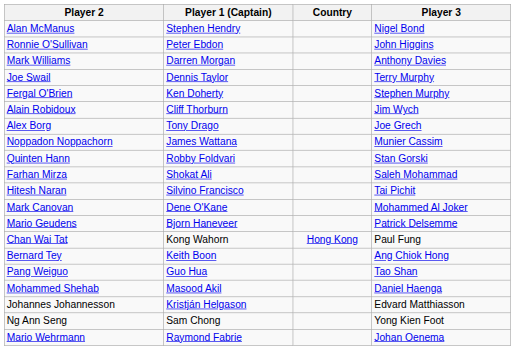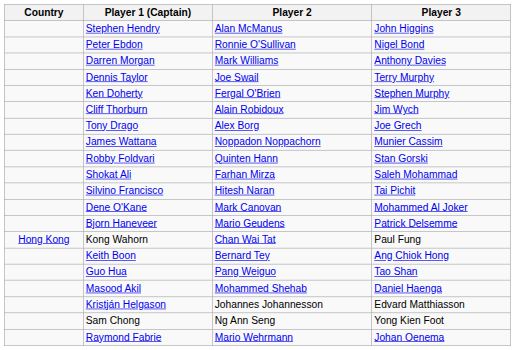columns swapped: (332, 12) <-> (84, 12)
(399, 28) Nigel Bond -> (404, 28) John Higgins
(404, 45) John Higgins -> (399, 45) Nigel Bond
